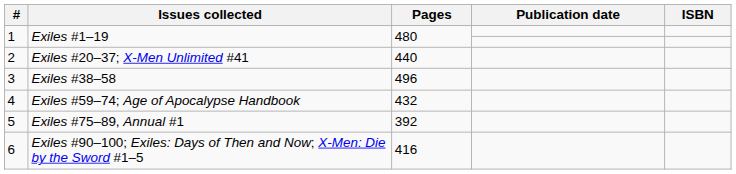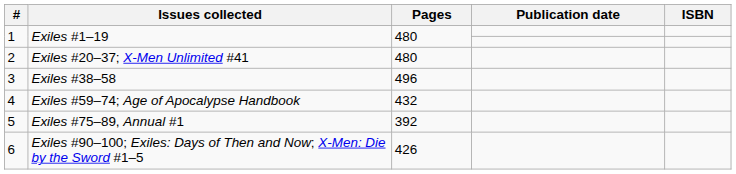(406, 57) 440 -> (406, 57) 480
(406, 150) 416 -> (406, 150) 426
